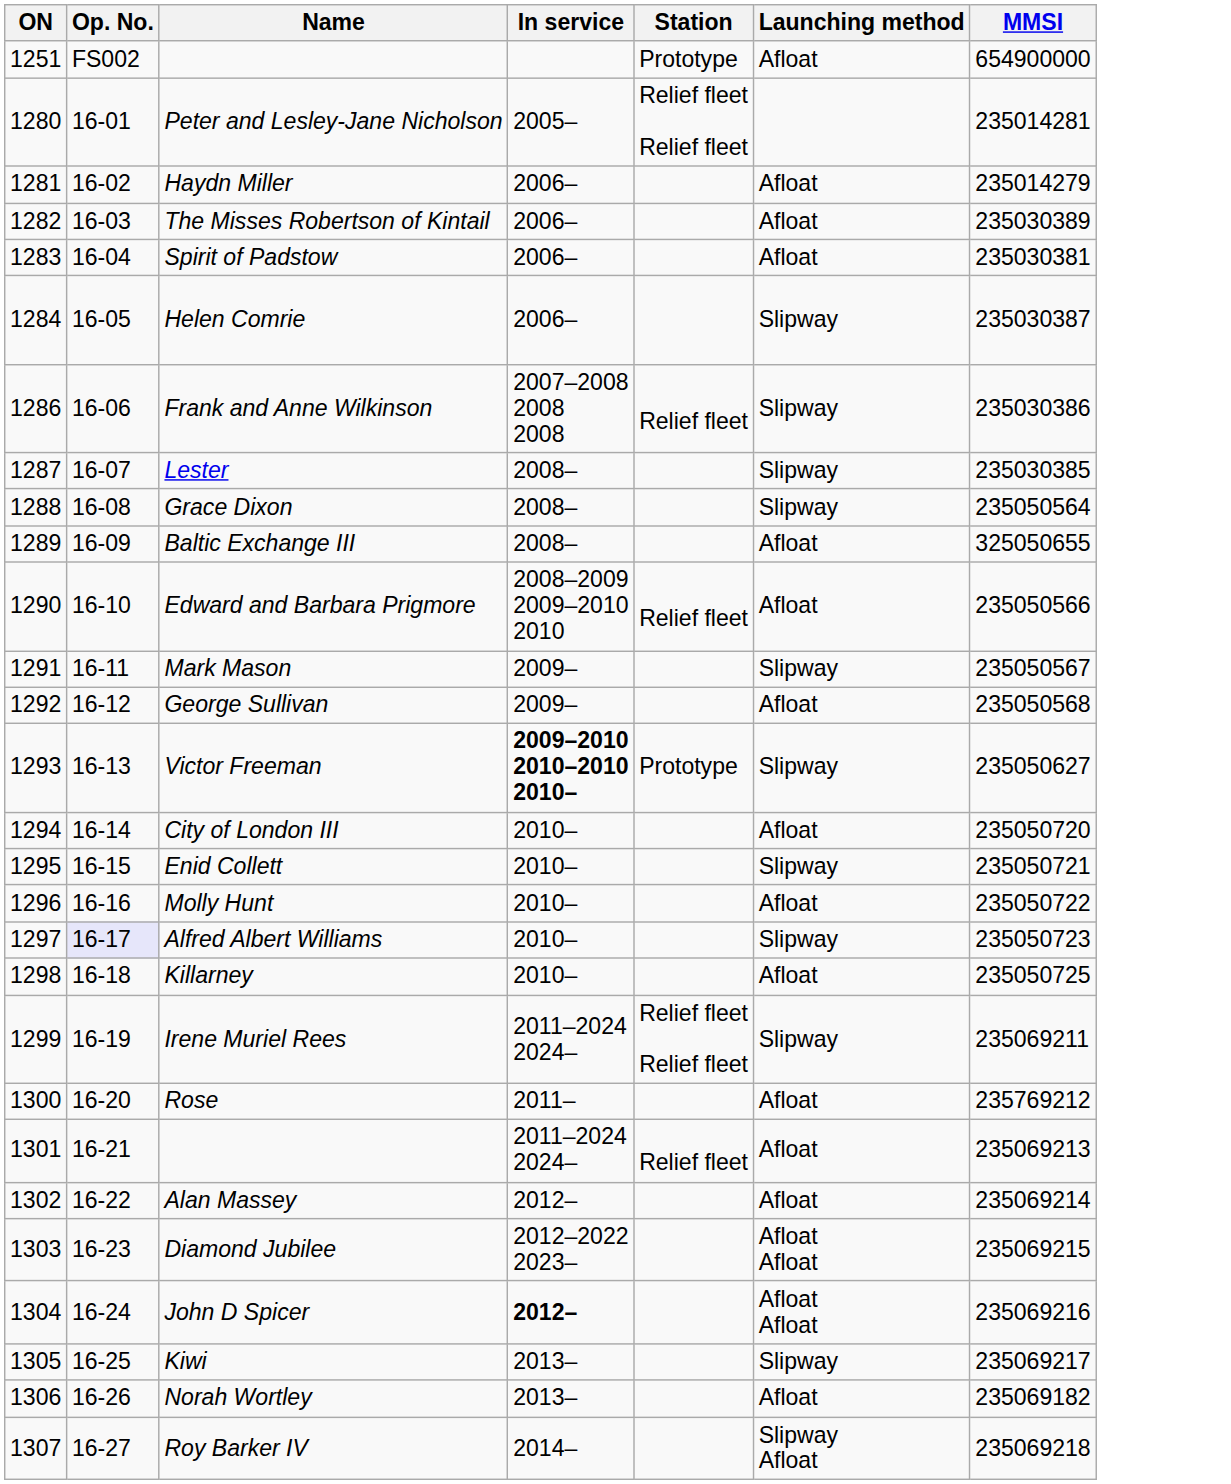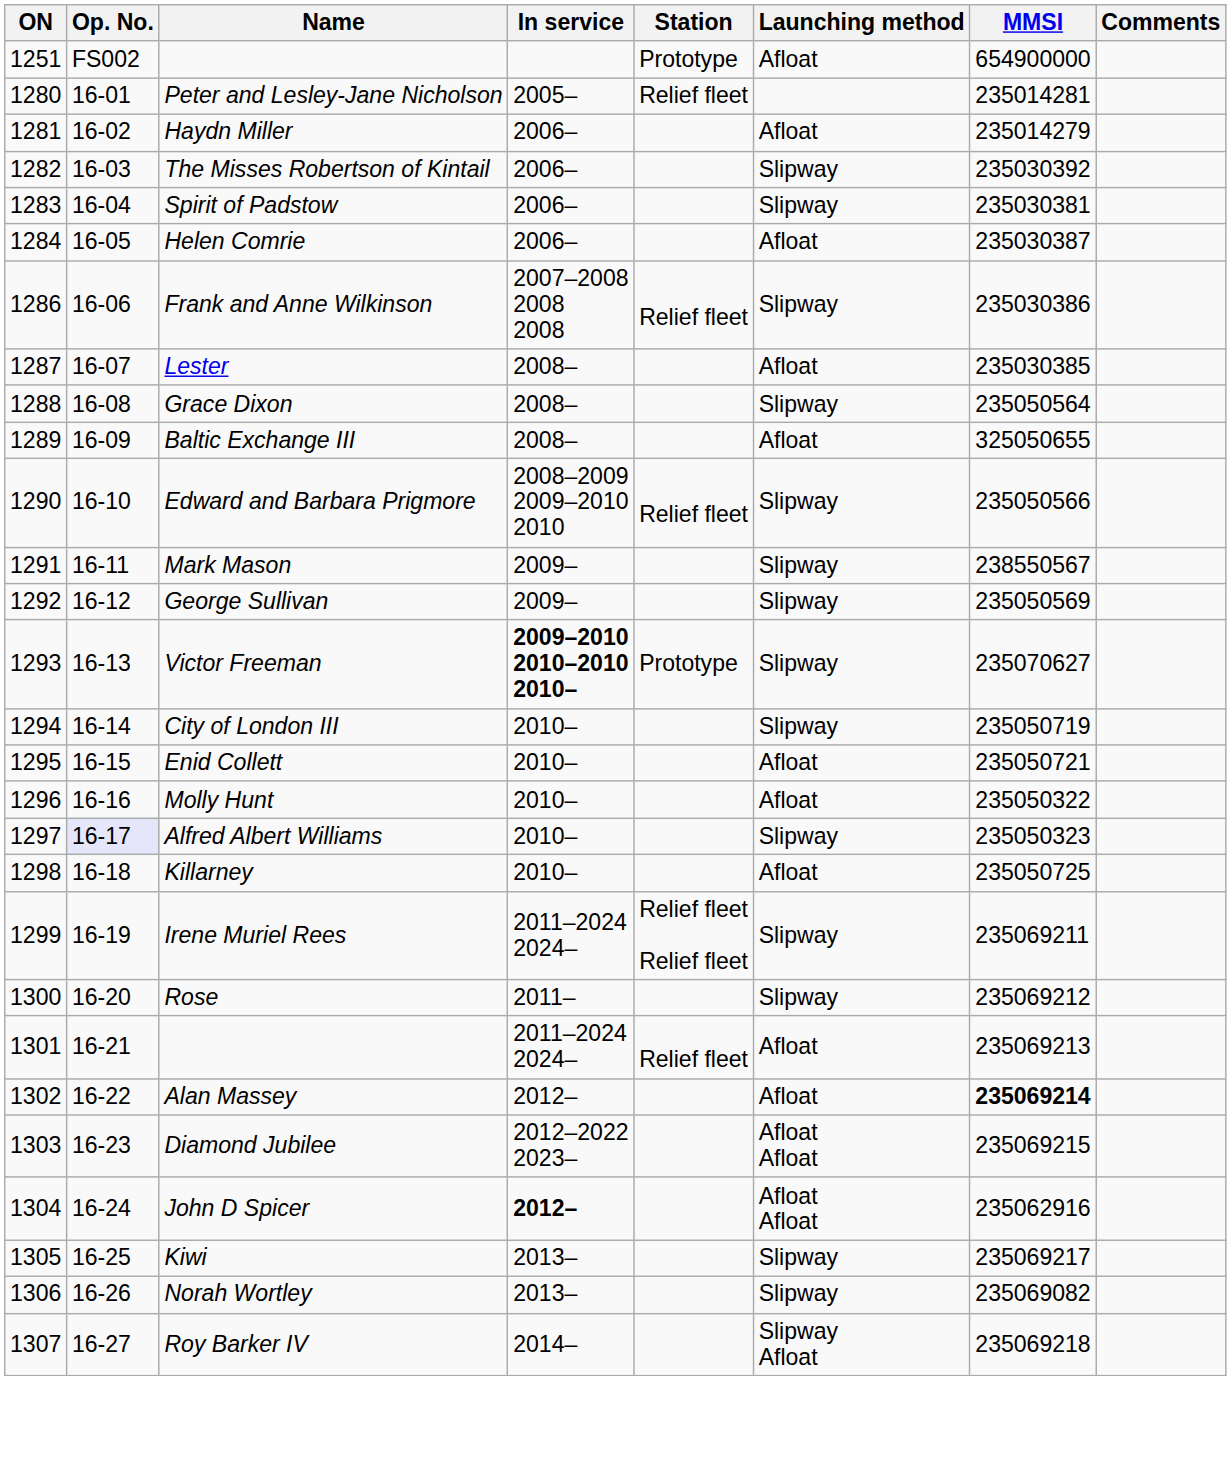+ column: (1161, 22)
(694, 121) Relief fleet Relief fleet -> (694, 95) Relief fleet
(788, 220) Afloat -> (798, 168) Slipway
(1033, 220) 235030389 -> (1033, 168) 235030392
(788, 257) Afloat -> (798, 205) Slipway
(798, 319) Slipway -> (788, 242) Afloat
(798, 470) Slipway -> (788, 366) Afloat
(788, 606) Afloat -> (798, 502) Slipway
(1033, 668) 235050567 -> (1033, 564) 238550567
(788, 705) Afloat -> (798, 601) Slipway
(1033, 705) 235050568 -> (1033, 601) 235050569
(1033, 767) 235050627 -> (1033, 663) 235070627
(788, 830) Afloat -> (798, 726) Slipway
(1033, 830) 235050720 -> (1033, 726) 235050719
(798, 866) Slipway -> (788, 762) Afloat
(1033, 903) 235050722 -> (1033, 799) 235050322
(1033, 939) 235050723 -> (1033, 836) 235050323
(788, 1101) Afloat -> (798, 997) Slipway
(1033, 1101) 235769212 -> (1033, 997) 235069212
(1033, 1200) normal -> (1033, 1096) bold
(1033, 1312) 235069216 -> (1033, 1208) 235062916
(788, 1398) Afloat -> (798, 1294) Slipway
(1033, 1398) 235069182 -> (1033, 1294) 235069082
